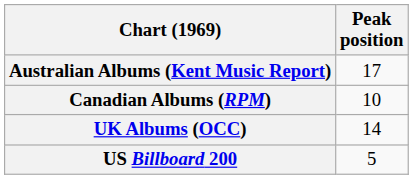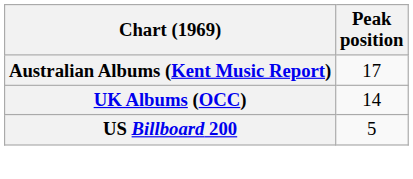- row: (170, 99)
